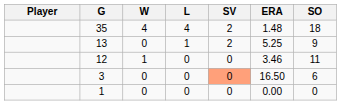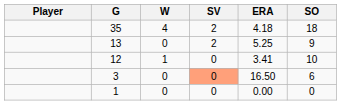- column: (187, 12)
(272, 28) 1.48 -> (263, 28) 4.18
(272, 60) 3.46 -> (263, 60) 3.41
(315, 60) 11 -> (312, 60) 10
